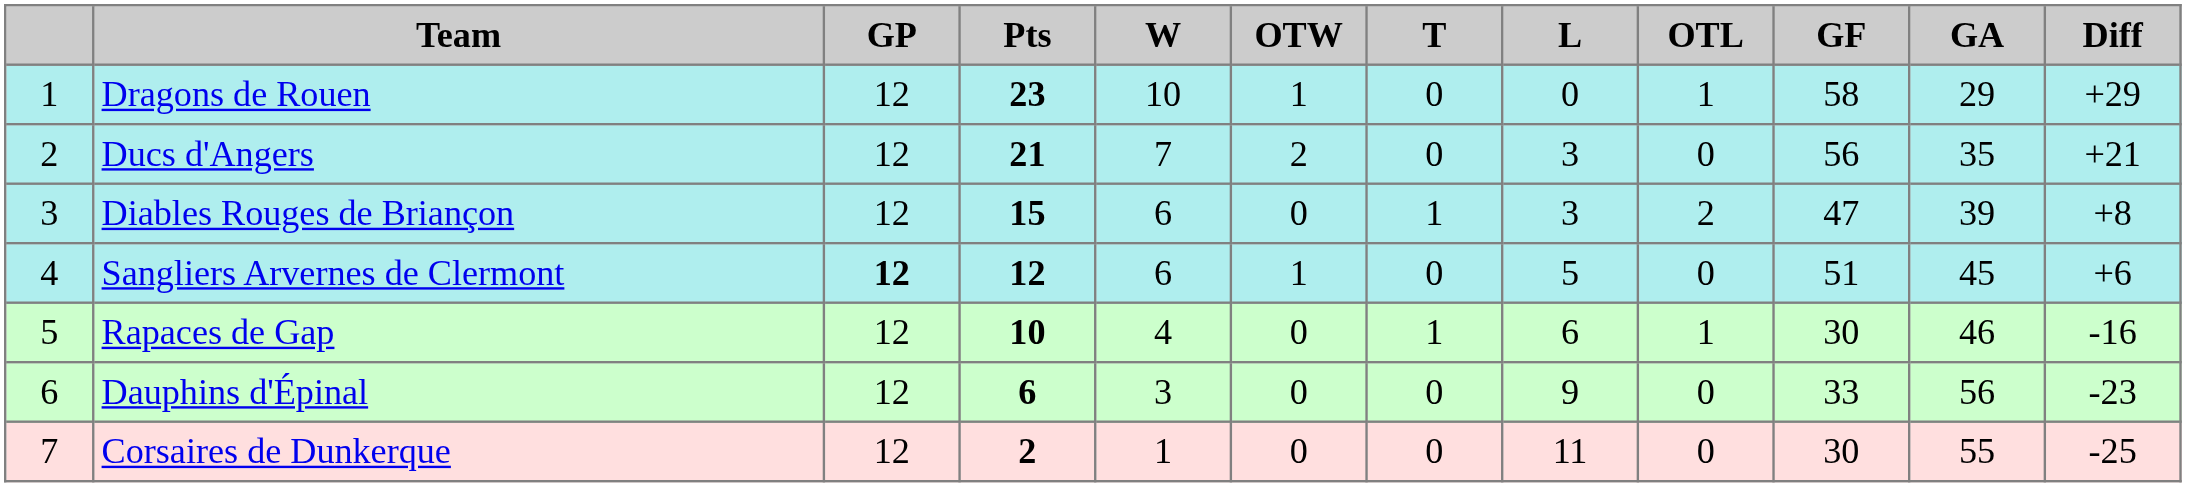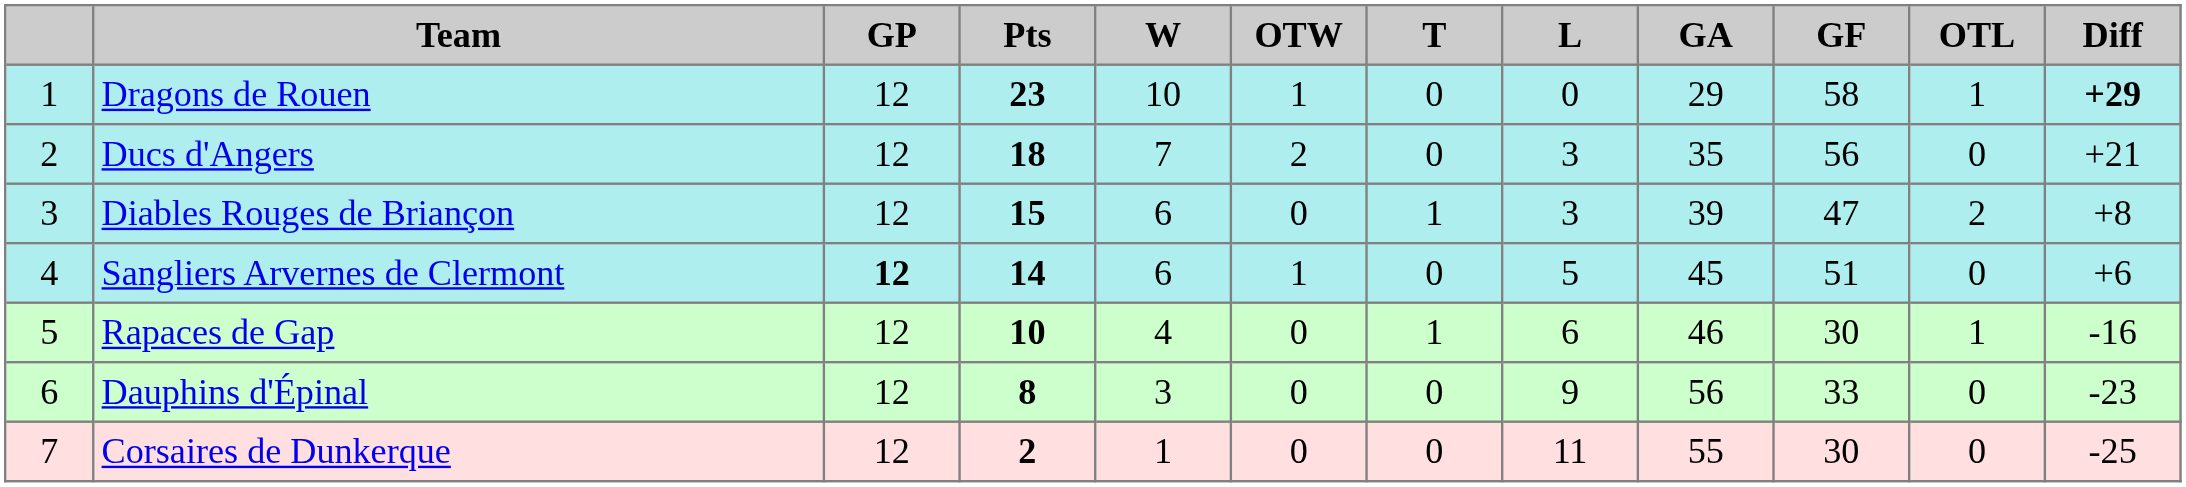columns swapped: (1706, 34) <-> (1977, 34)
(2113, 93) normal -> (2113, 93) bold
(1027, 153) 21 -> (1027, 153) 18
(1027, 272) 12 -> (1027, 272) 14
(1027, 391) 6 -> (1027, 391) 8
